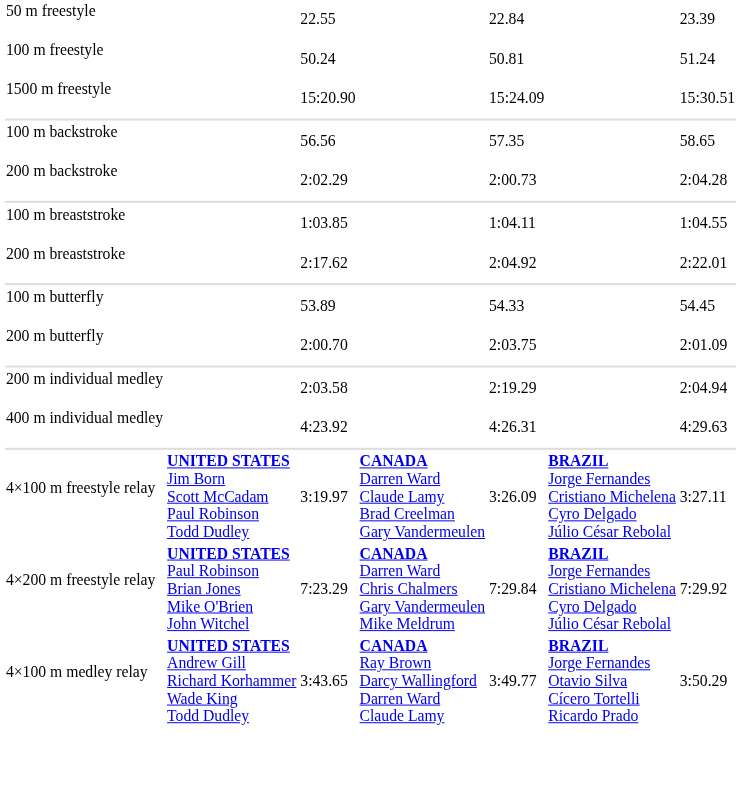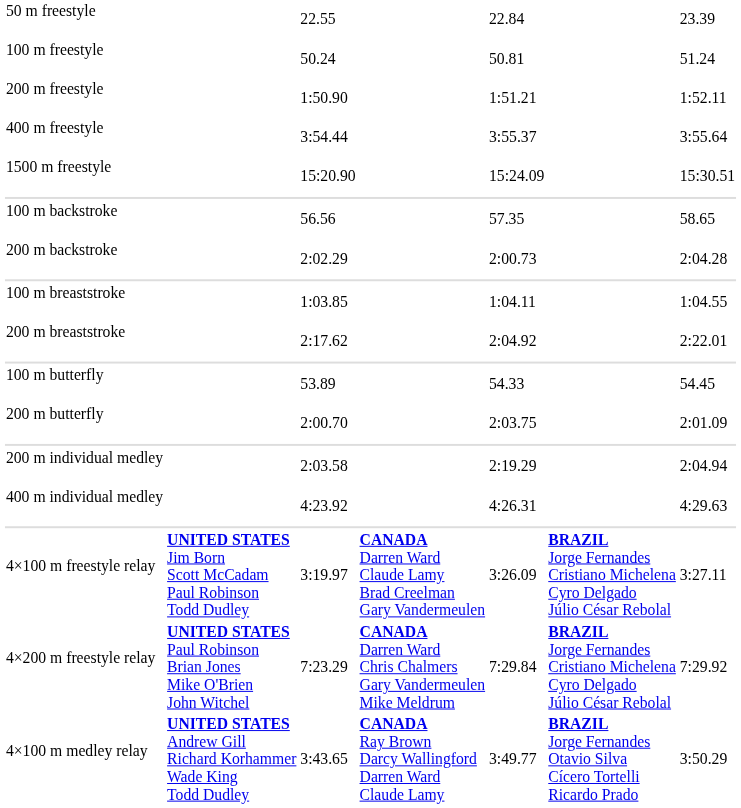+ row: (55, 97)
+ row: (55, 137)
